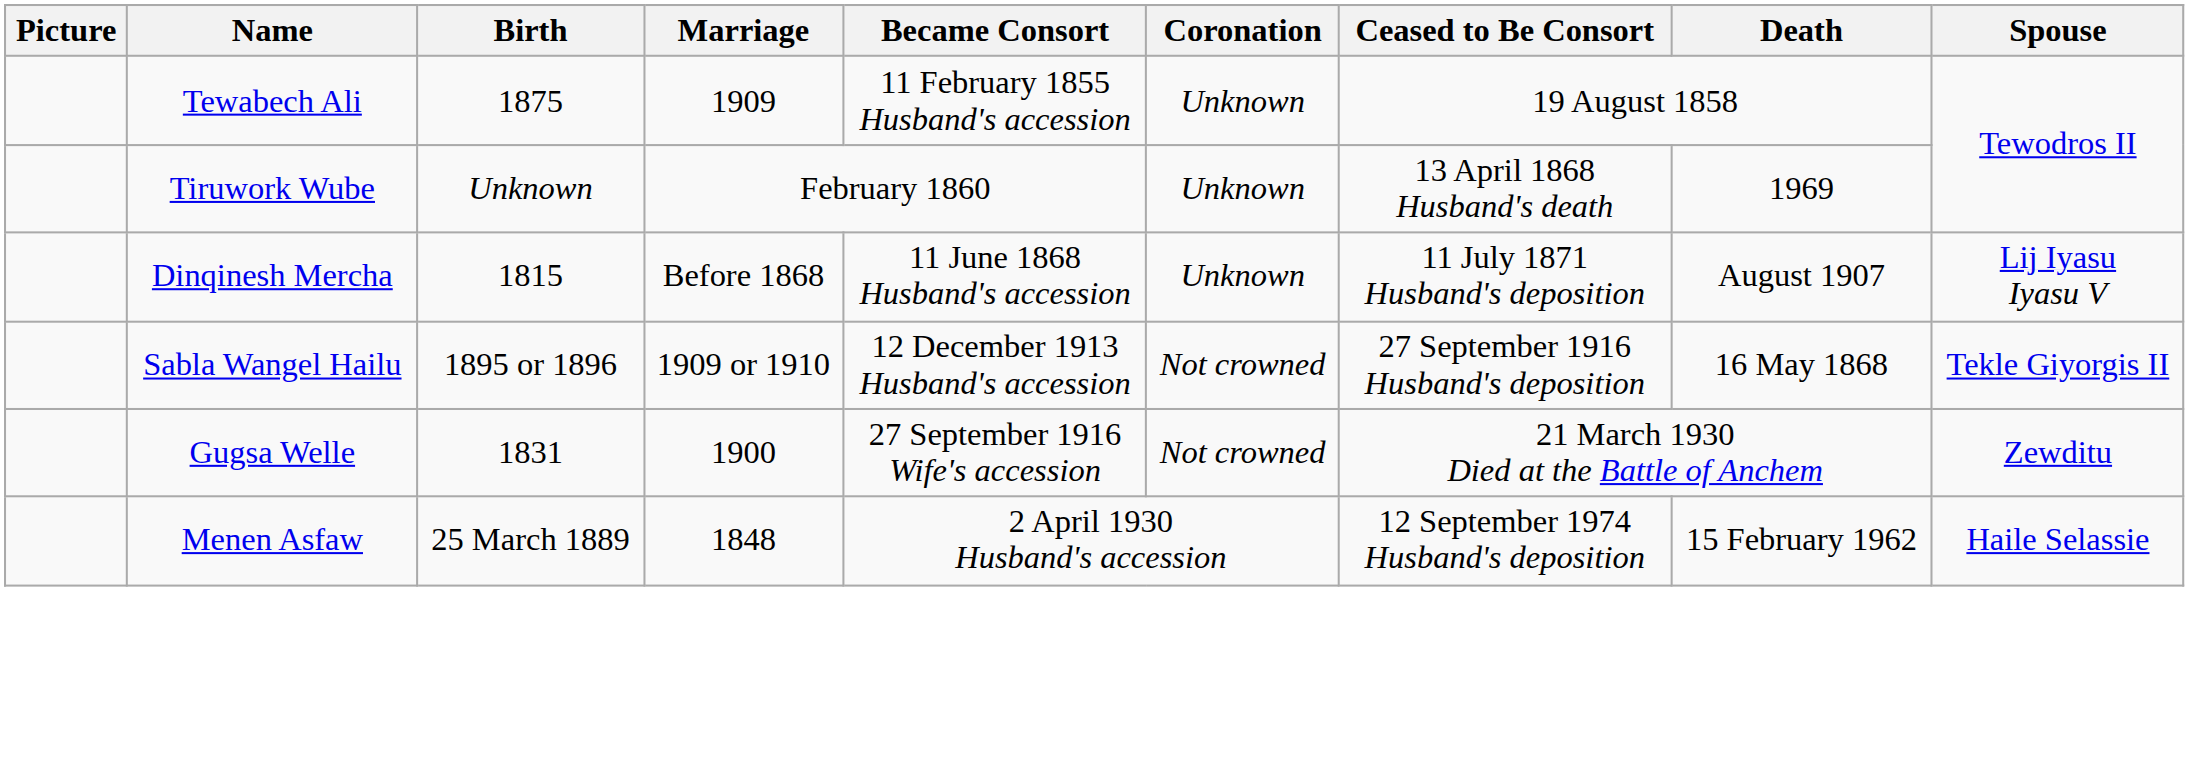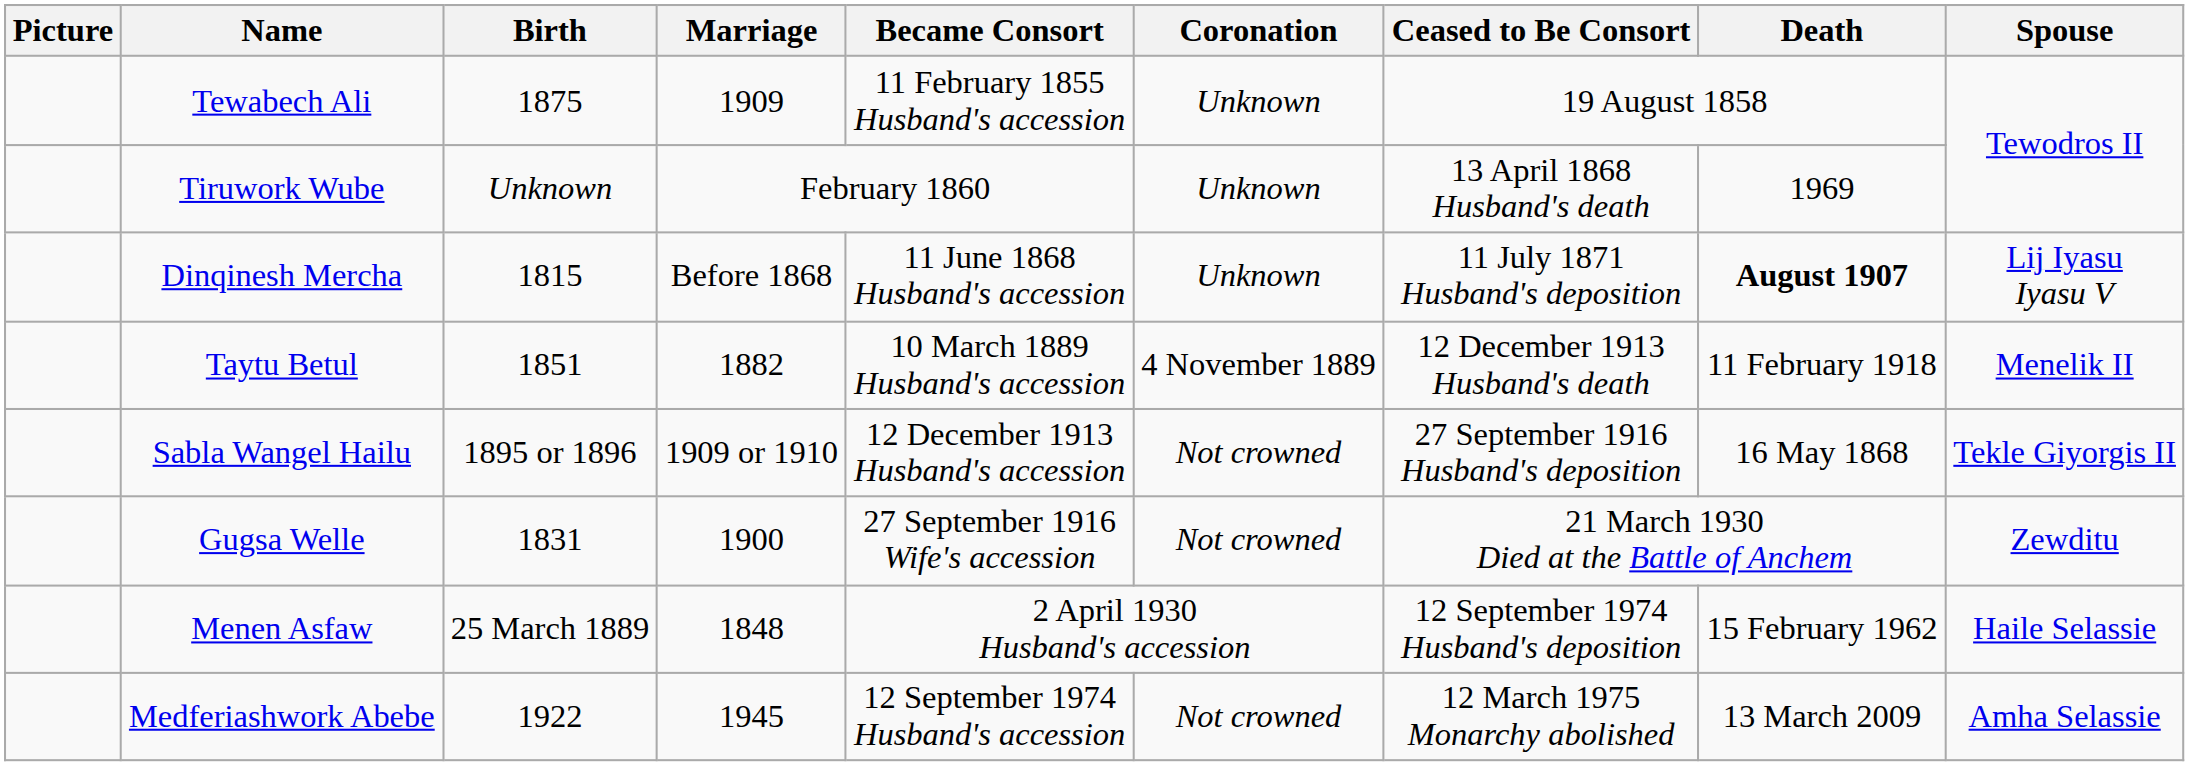(1801, 276) normal -> (1822, 276) bold
+ row: (282, 364)
+ row: (282, 716)
